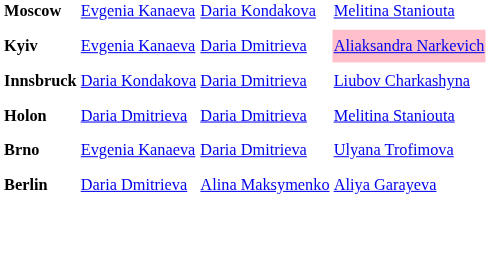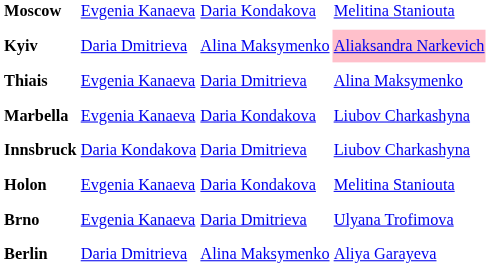(138, 46) Evgenia Kanaeva -> (134, 46) Daria Dmitrieva
(254, 46) Daria Dmitrieva -> (265, 46) Alina Maksymenko
+ row: (26, 80)
+ row: (36, 115)
(134, 115) Daria Dmitrieva -> (138, 184) Evgenia Kanaeva
(254, 115) Daria Dmitrieva -> (258, 184) Daria Kondakova
